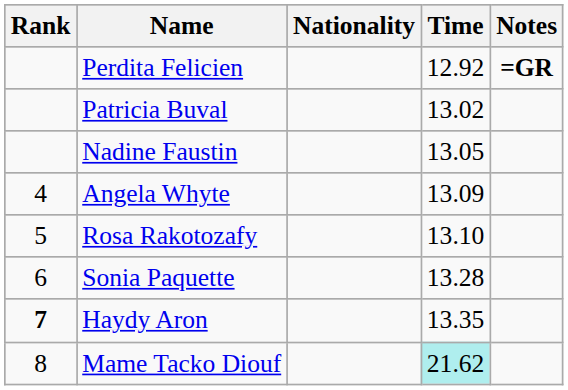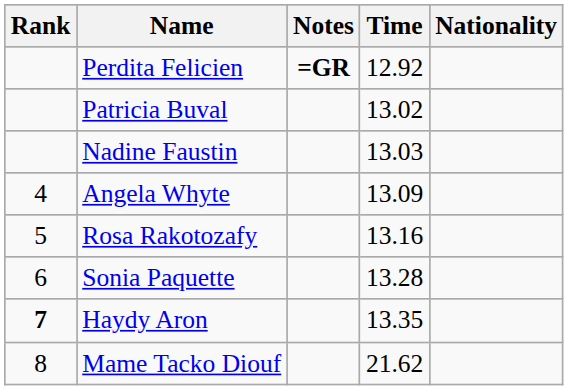columns swapped: (354, 25) <-> (527, 25)
(456, 152) 13.05 -> (395, 152) 13.03
(456, 236) 13.10 -> (395, 236) 13.16
(456, 362) paleturquoise background -> (395, 362) no background
